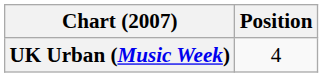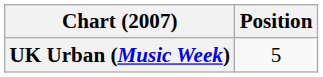(276, 54) 4 -> (276, 54) 5
